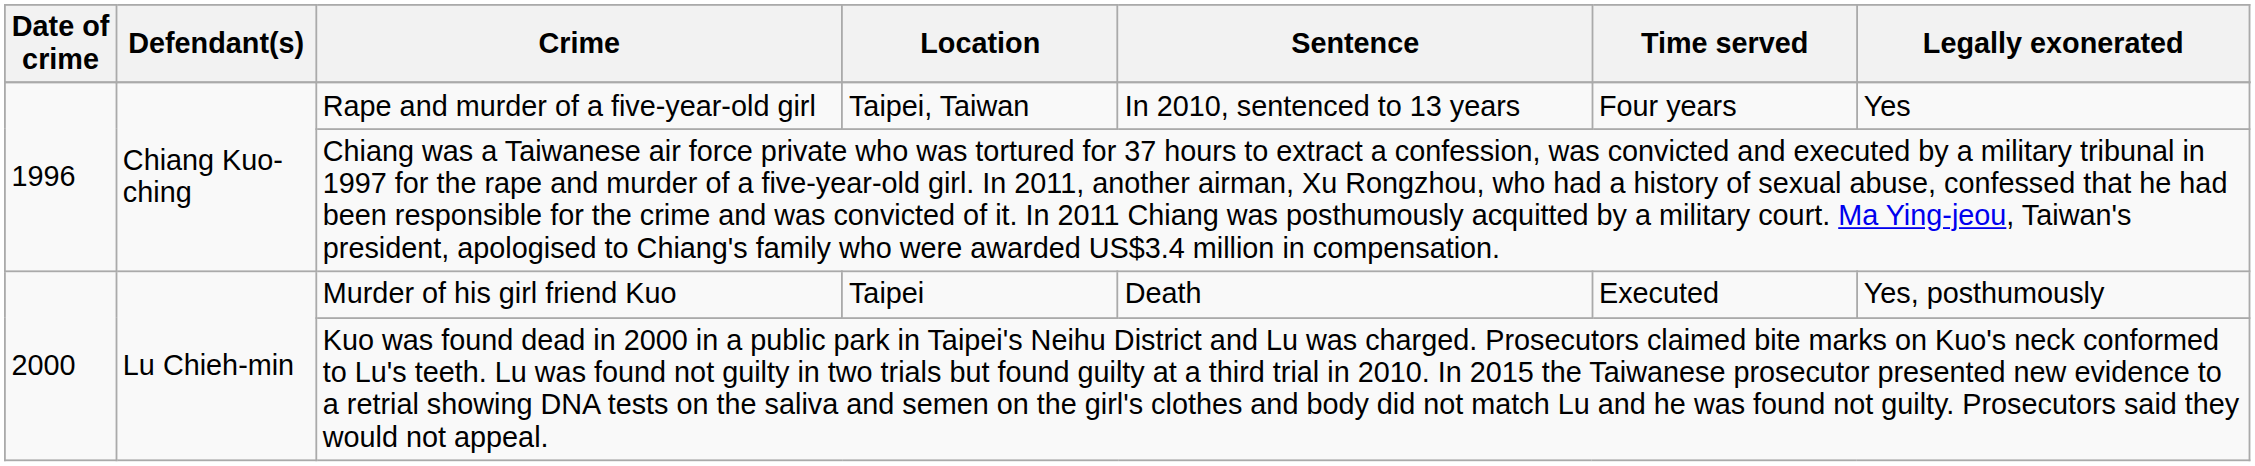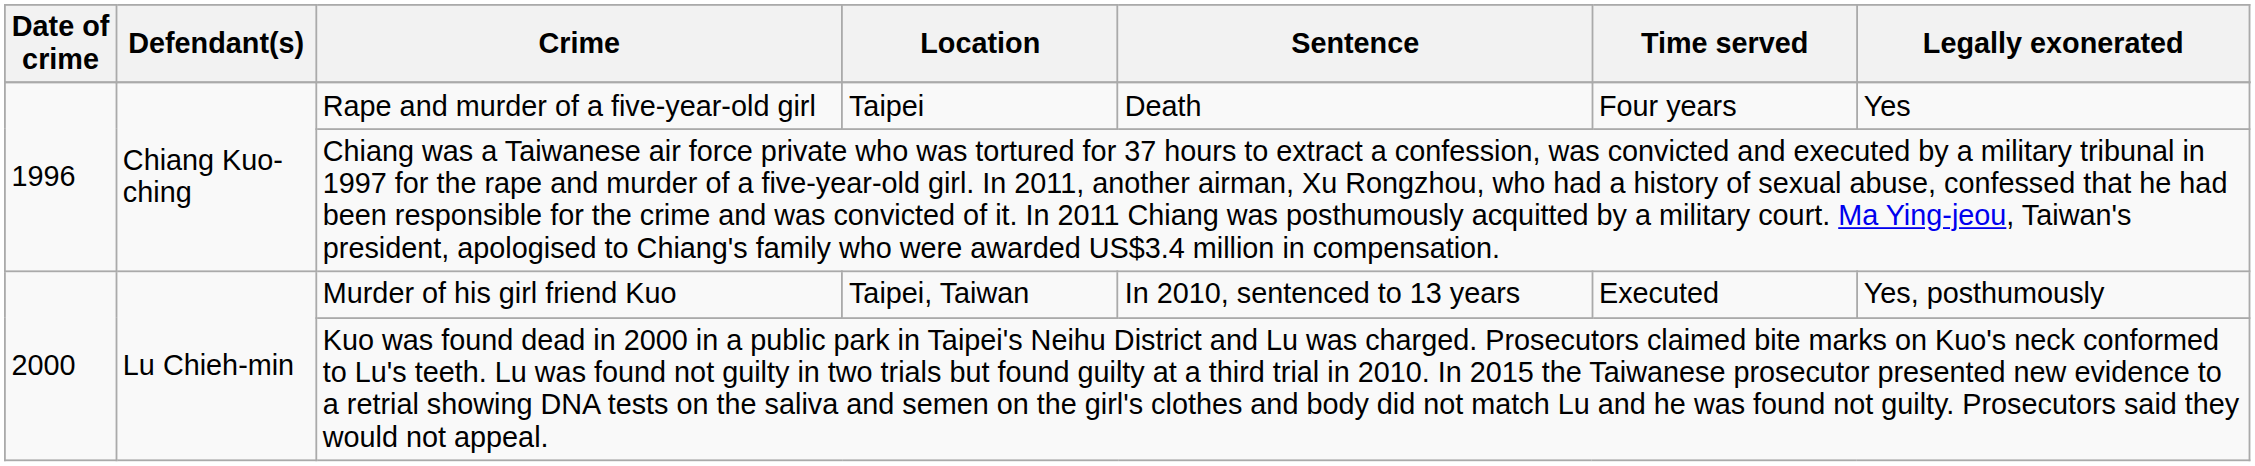(939, 105) Taipei, Taiwan -> (887, 105) Taipei
(1323, 105) In 2010, sentenced to 13 years -> (1163, 105) Death
(887, 293) Taipei -> (939, 293) Taipei, Taiwan
(1163, 293) Death -> (1323, 293) In 2010, sentenced to 13 years
